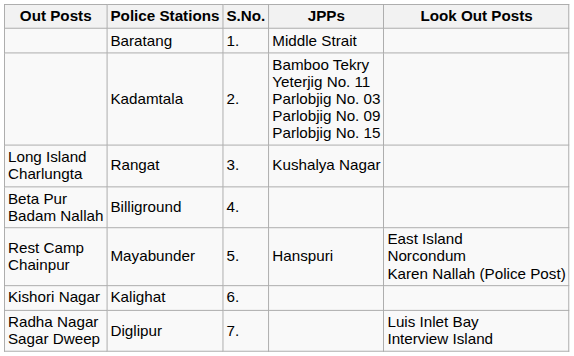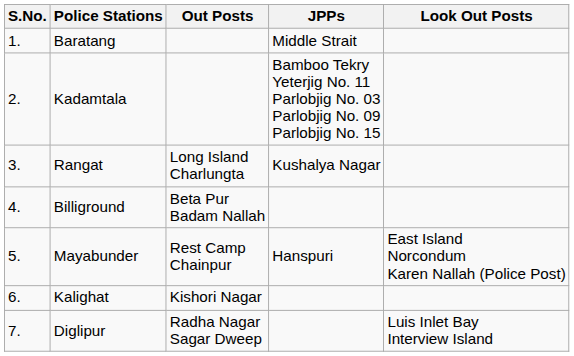columns swapped: (246, 16) <-> (56, 16)
